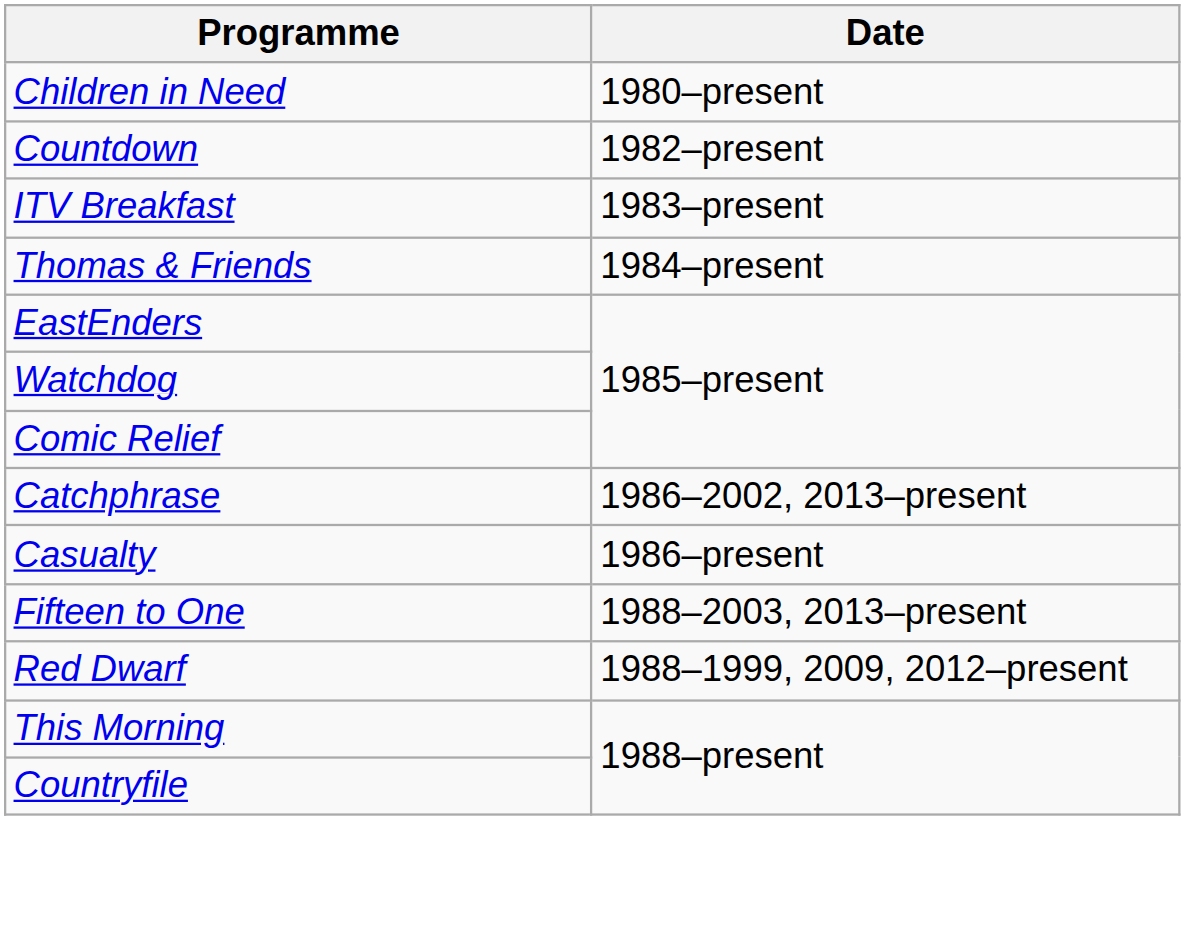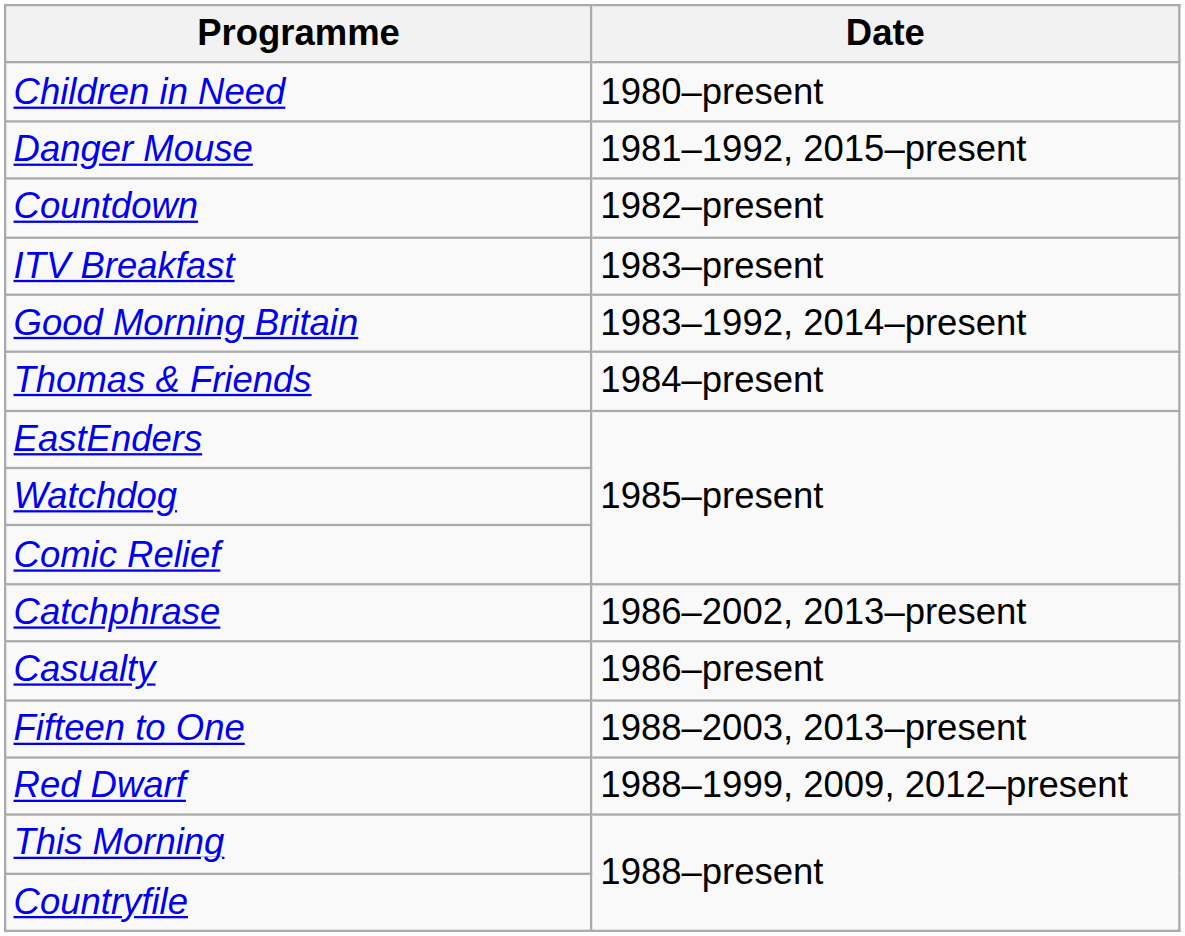+ row: (133, 149)
+ row: (186, 322)
